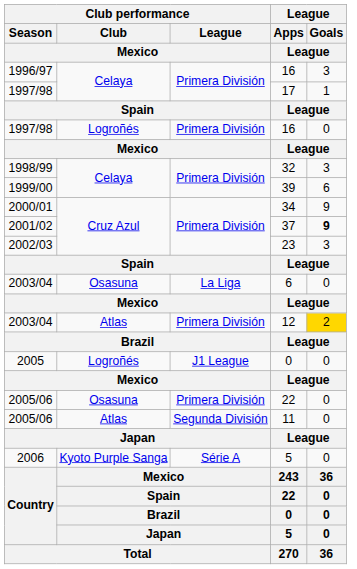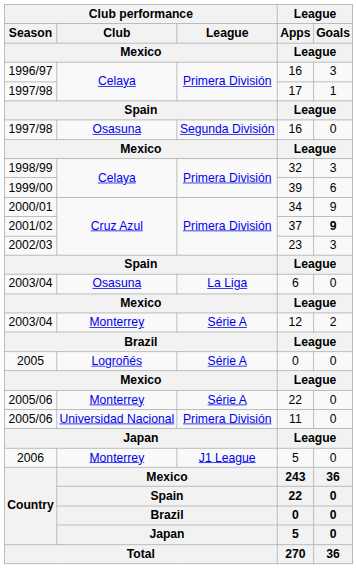(113, 129) Logroñés -> (117, 129) Osasuna
(220, 129) Primera División -> (227, 129) Segunda División
(113, 322) Atlas -> (117, 322) Monterrey
(220, 322) Primera División -> (227, 322) Série A
(326, 322) gold background -> (333, 322) no background
(220, 361) J1 League -> (227, 361) Série A
(113, 399) Osasuna -> (117, 399) Monterrey
(220, 399) Primera División -> (227, 399) Série A
(113, 419) Atlas -> (117, 419) Universidad Nacional
(220, 419) Segunda División -> (227, 419) Primera División
(113, 457) Kyoto Purple Sanga -> (117, 457) Monterrey
(220, 457) Série A -> (227, 457) J1 League
